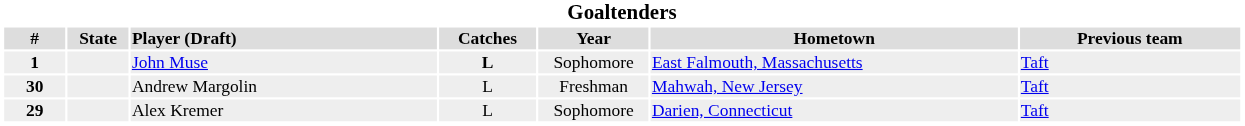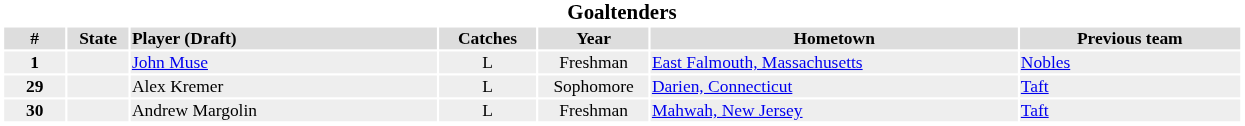(488, 62) bold -> (488, 62) normal
(594, 62) Sophomore -> (594, 62) Freshman
(1035, 62) Taft -> (1046, 62) Nobles
rows swapped: (178, 110) <-> (194, 86)
